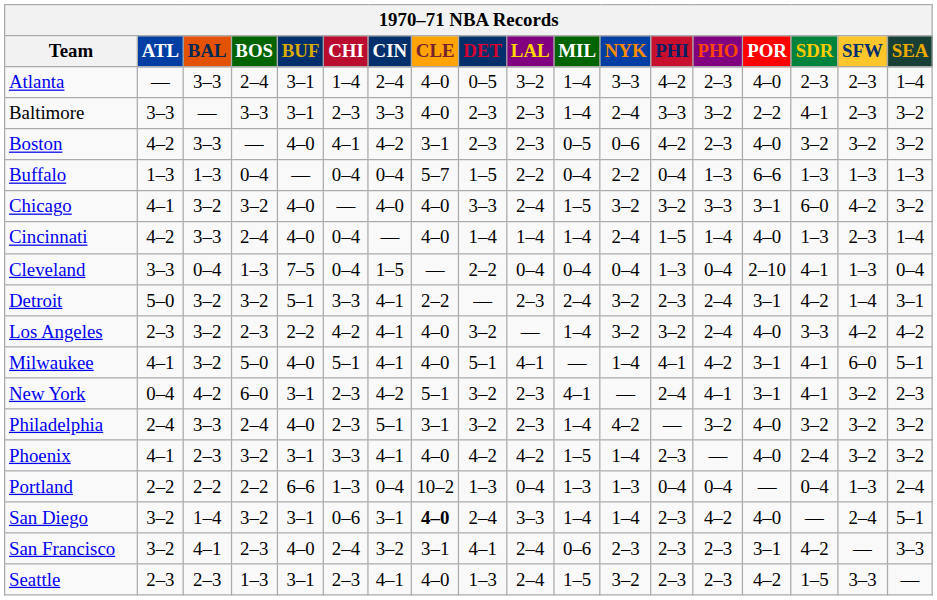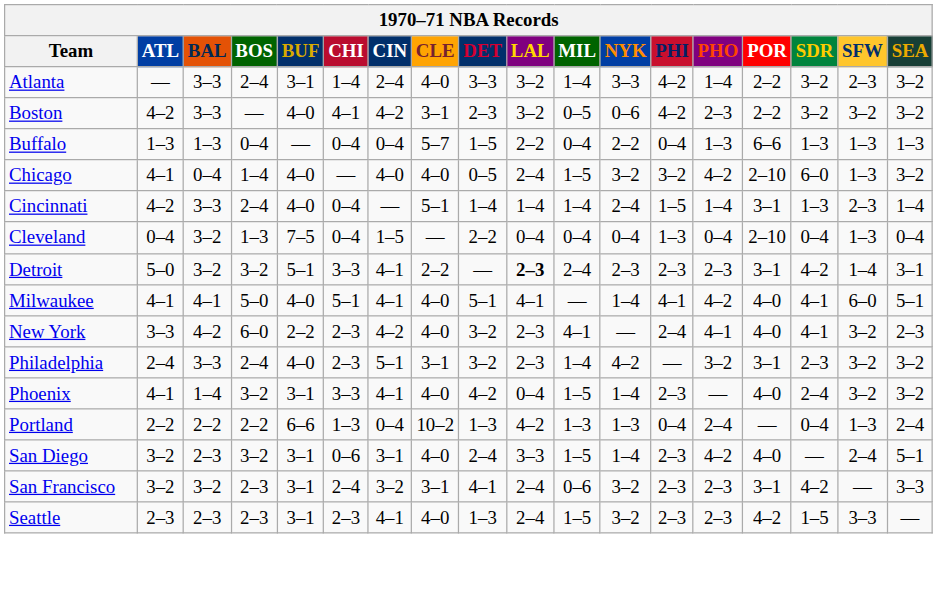(483, 82) 0–5 -> (483, 82) 3–3
(718, 82) 2–3 -> (718, 82) 1–4
(767, 82) 4–0 -> (767, 82) 2–2
(815, 82) 2–3 -> (815, 82) 3–2
(910, 82) 1–4 -> (910, 82) 3–2
- row: (47, 113)
(530, 144) 2–3 -> (530, 113) 3–2
(767, 144) 4–0 -> (767, 113) 2–2
(207, 206) 3–2 -> (207, 175) 0–4
(254, 206) 3–2 -> (254, 175) 1–4
(483, 206) 3–3 -> (483, 175) 0–5
(718, 206) 3–3 -> (718, 175) 4–2
(767, 206) 3–1 -> (767, 175) 2–10
(863, 206) 4–2 -> (863, 175) 1–3
(435, 237) 4–0 -> (435, 206) 5–1
(767, 237) 4–0 -> (767, 206) 3–1
(160, 268) 3–3 -> (160, 237) 0–4
(207, 268) 0–4 -> (207, 237) 3–2
(815, 268) 4–1 -> (815, 237) 0–4
(530, 299) normal -> (530, 268) bold
(626, 299) 3–2 -> (626, 268) 2–3
(718, 299) 2–4 -> (718, 268) 2–3
- row: (56, 331)
(207, 362) 3–2 -> (207, 299) 4–1
(767, 362) 3–1 -> (767, 299) 4–0
(160, 393) 0–4 -> (160, 331) 3–3
(301, 393) 3–1 -> (301, 331) 2–2
(435, 393) 5–1 -> (435, 331) 4–0
(767, 393) 3–1 -> (767, 331) 4–0
(767, 424) 4–0 -> (767, 362) 3–1
(815, 424) 3–2 -> (815, 362) 2–3
(207, 455) 2–3 -> (207, 393) 1–4
(530, 455) 4–2 -> (530, 393) 0–4
(530, 486) 0–4 -> (530, 424) 4–2
(718, 486) 0–4 -> (718, 424) 2–4
(207, 517) 1–4 -> (207, 455) 2–3
(435, 517) bold -> (435, 455) normal
(577, 517) 1–4 -> (577, 455) 1–5
(207, 548) 4–1 -> (207, 486) 3–2
(301, 548) 4–0 -> (301, 486) 3–1
(626, 548) 2–3 -> (626, 486) 3–2
(254, 579) 1–3 -> (254, 517) 2–3
